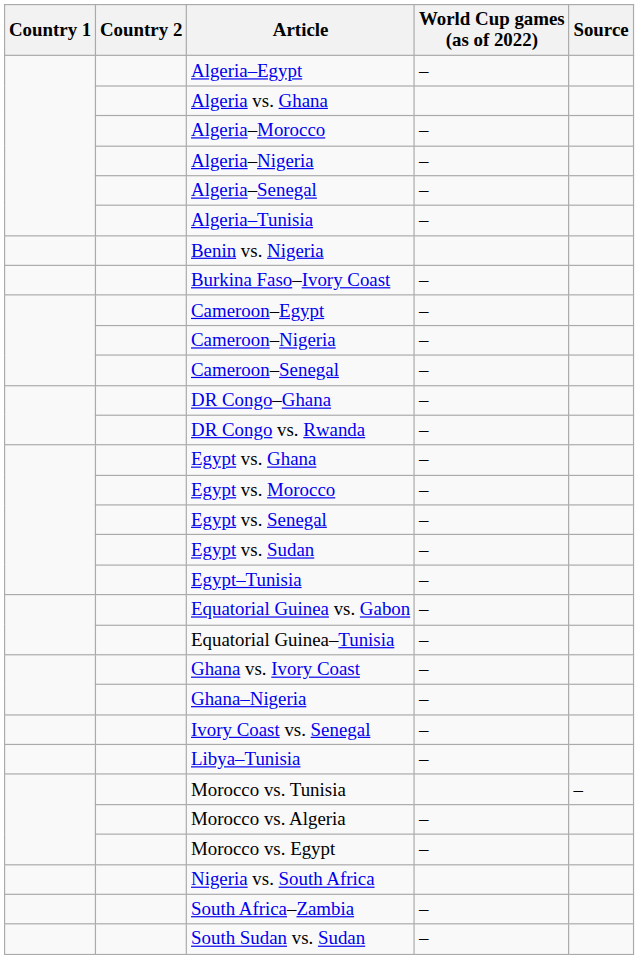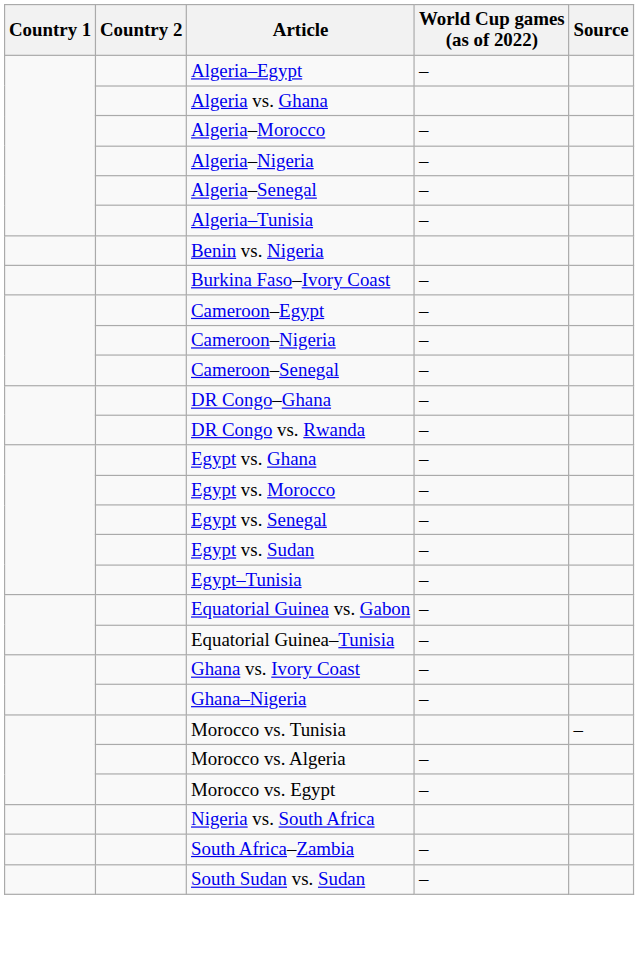- row: (281, 729)
- row: (246, 759)
